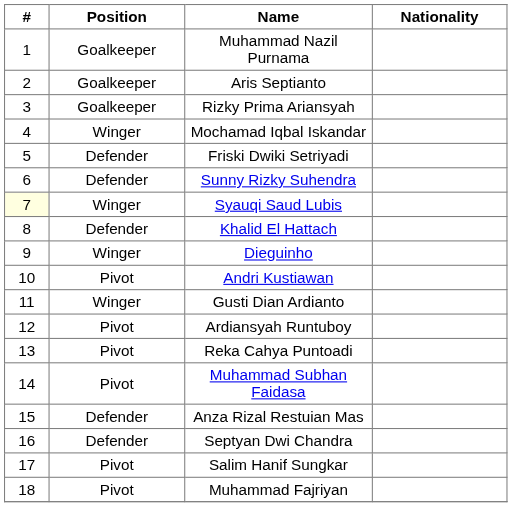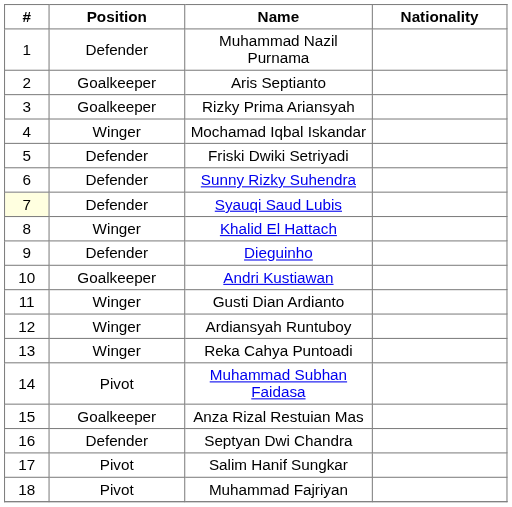(117, 50) Goalkeeper -> (117, 50) Defender
(117, 204) Winger -> (117, 204) Defender
(117, 229) Defender -> (117, 229) Winger
(117, 253) Winger -> (117, 253) Defender
(117, 277) Pivot -> (117, 277) Goalkeeper
(117, 326) Pivot -> (117, 326) Winger
(117, 351) Pivot -> (117, 351) Winger
(117, 416) Defender -> (117, 416) Goalkeeper
